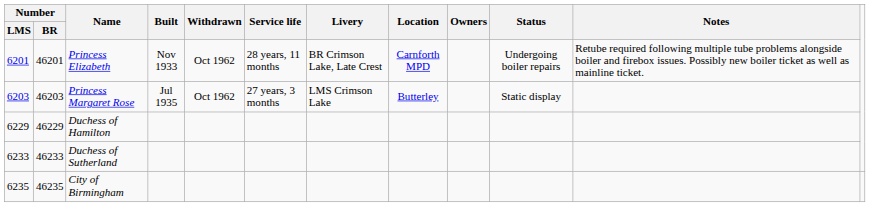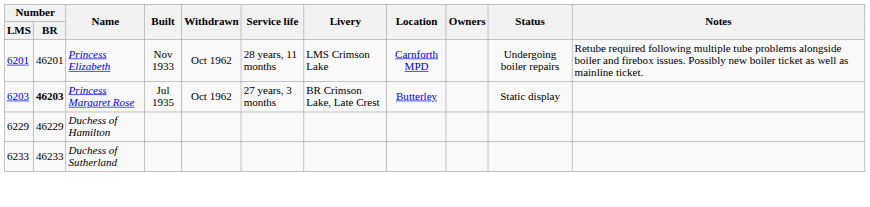(345, 60) BR Crimson Lake, Late Crest -> (338, 60) LMS Crimson Lake
(50, 96) normal -> (50, 96) bold
(341, 96) LMS Crimson Lake -> (343, 96) BR Crimson Lake, Late Crest
- row: (96, 186)
